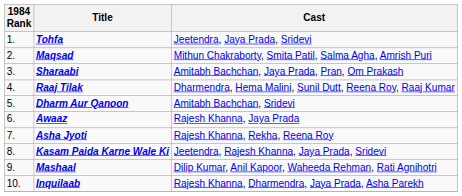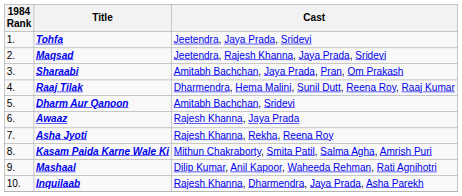(303, 55) Mithun Chakraborty, Smita Patil, Salma Agha, Amrish Puri -> (280, 55) Jeetendra, Rajesh Khanna, Jaya Prada, Sridevi
(280, 151) Jeetendra, Rajesh Khanna, Jaya Prada, Sridevi -> (303, 151) Mithun Chakraborty, Smita Patil, Salma Agha, Amrish Puri
